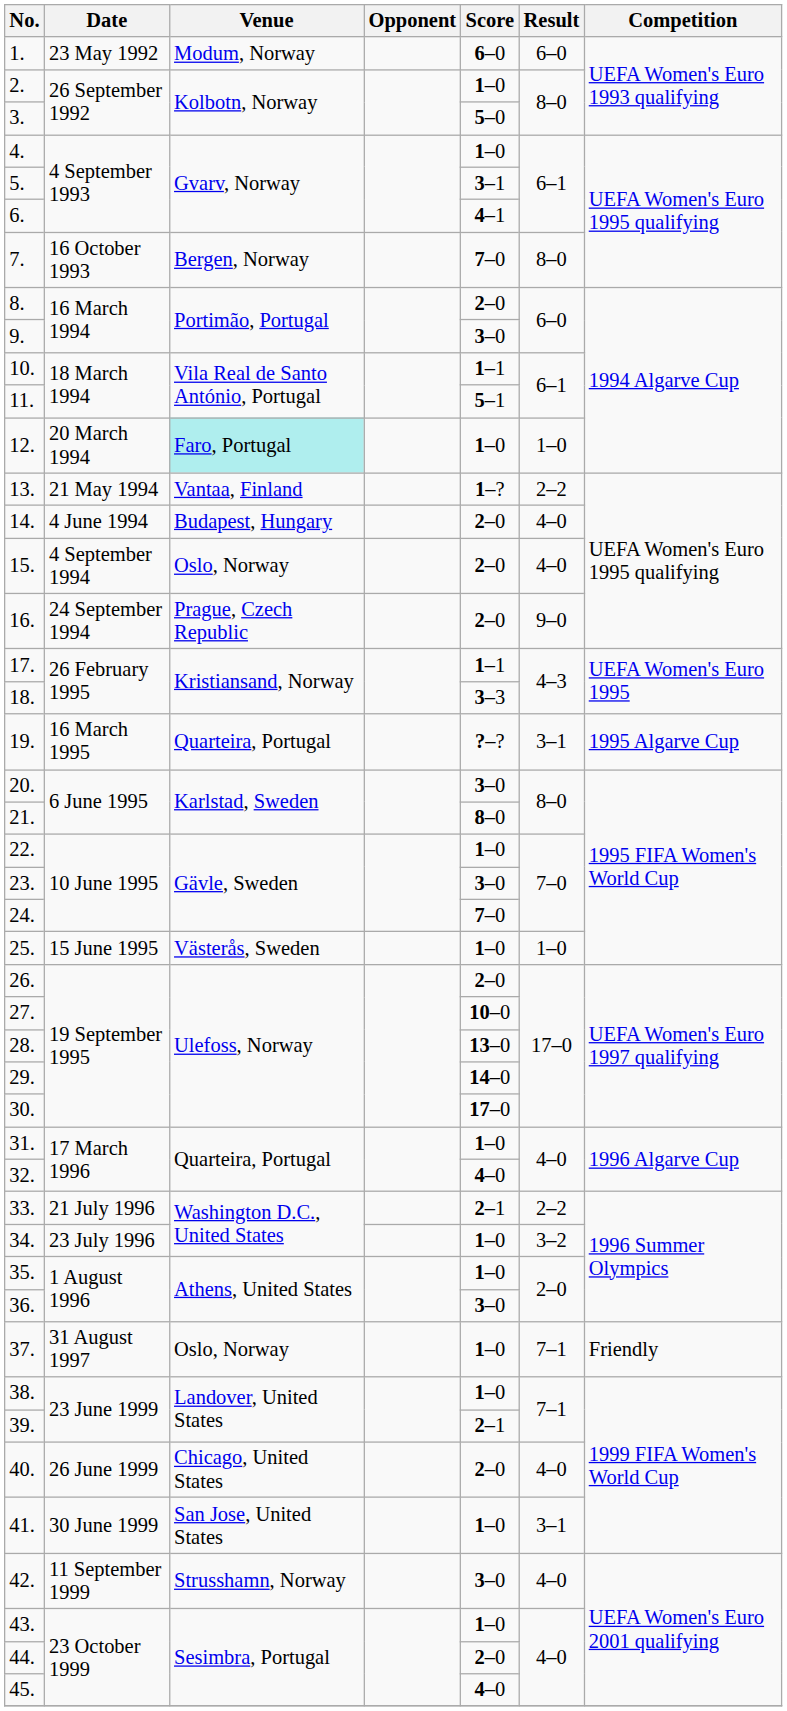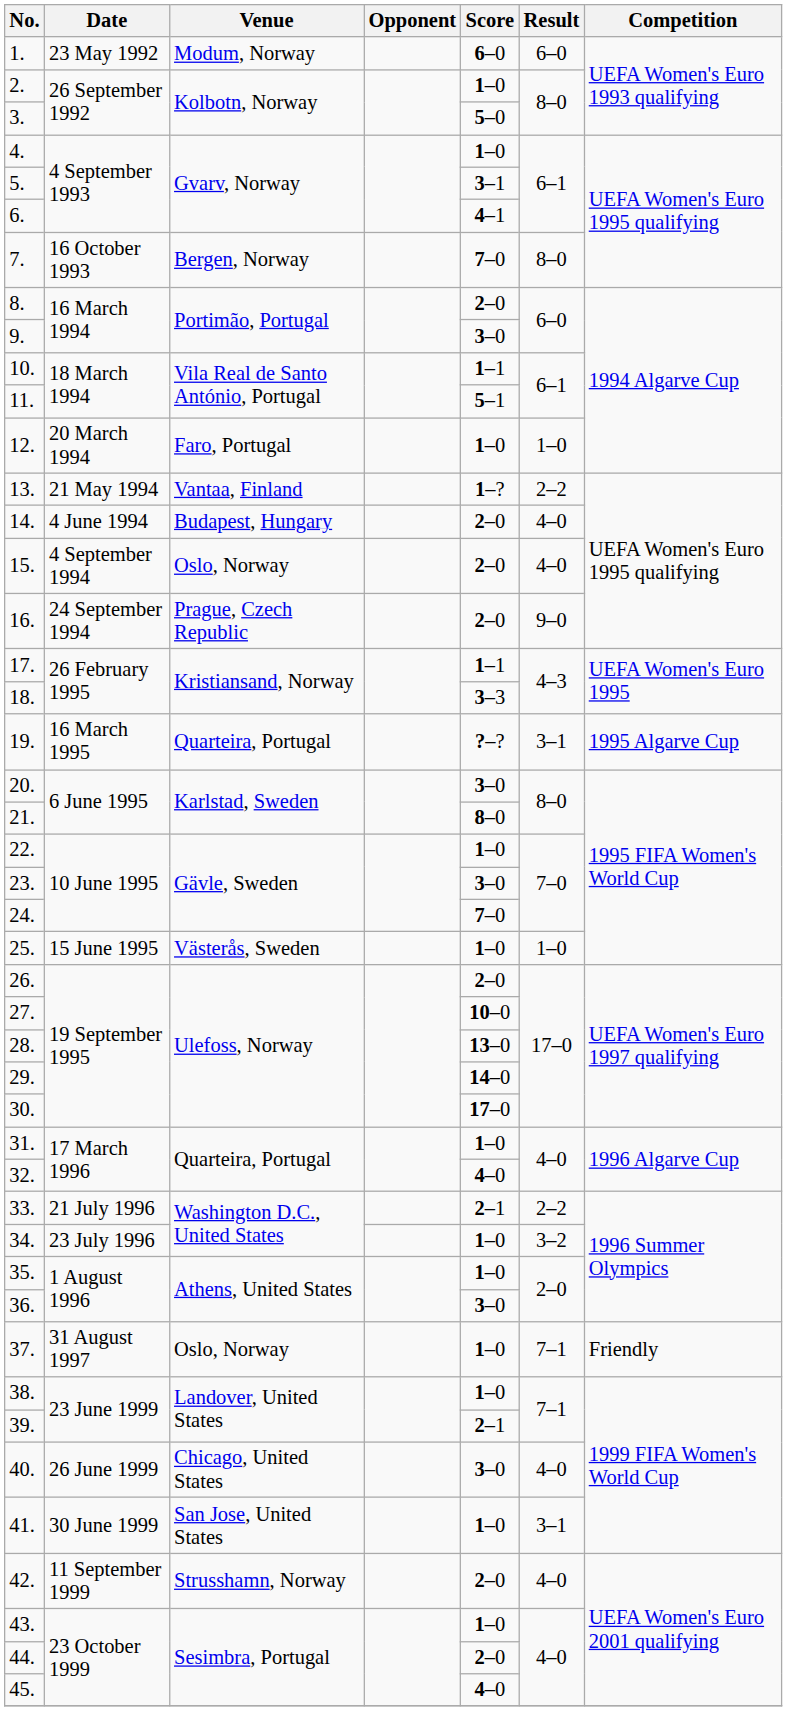(233, 445) paleturquoise background -> (233, 445) no background
(490, 1469) 2–0 -> (490, 1469) 3–0
(490, 1580) 3–0 -> (490, 1580) 2–0
